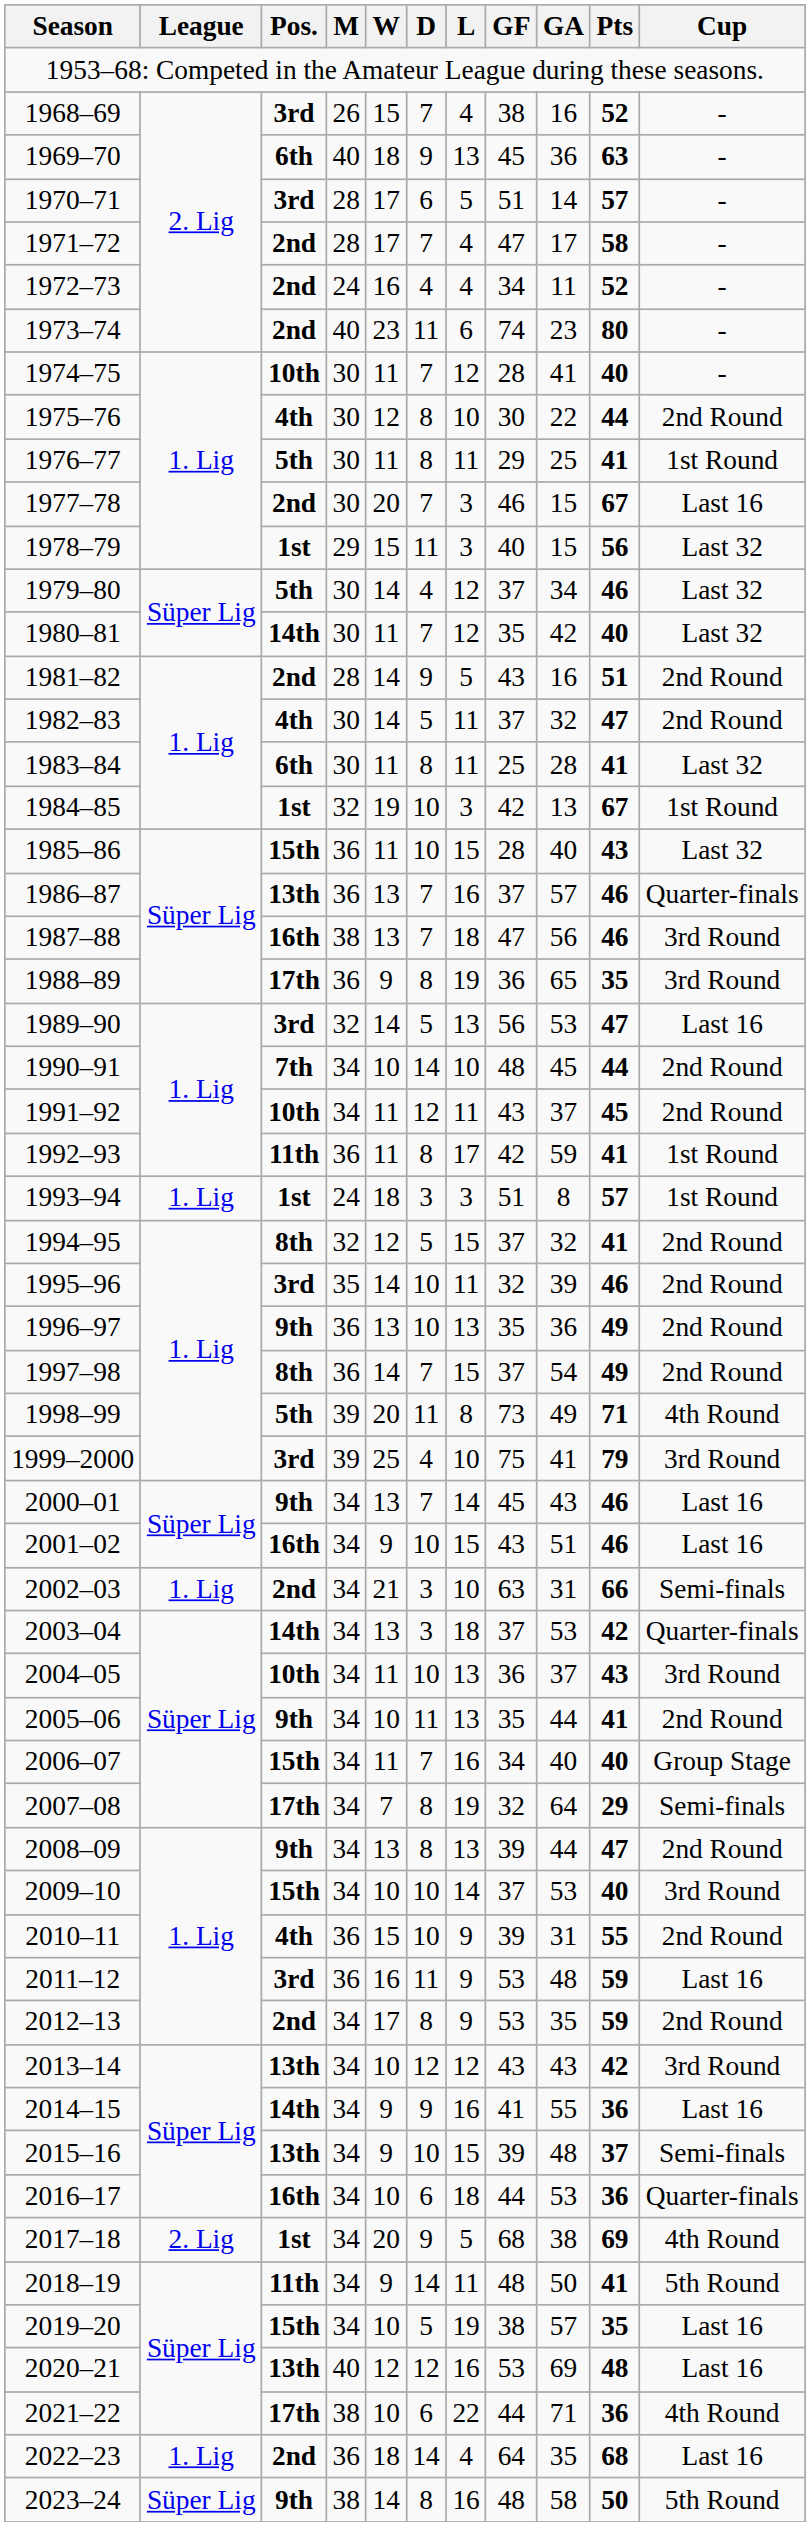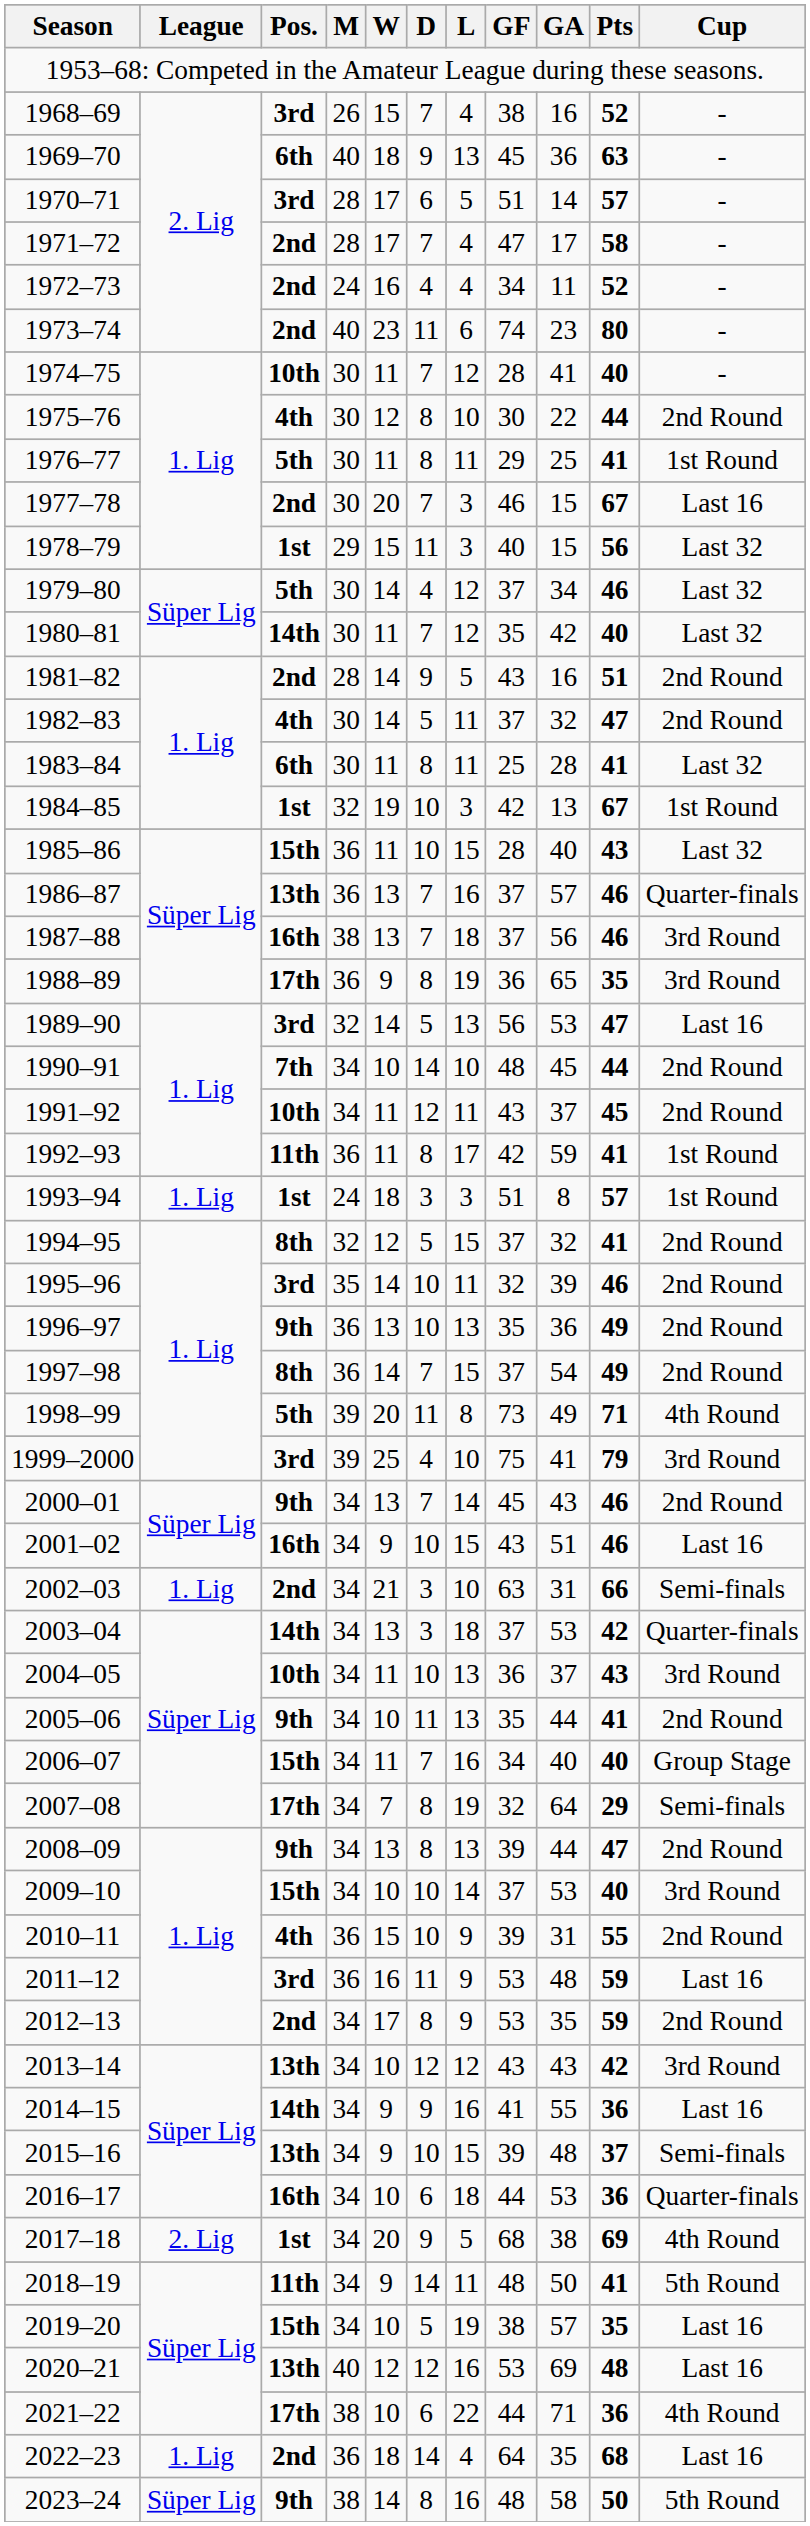(511, 937) 47 -> (511, 937) 37
(722, 1501) Last 16 -> (722, 1501) 2nd Round
